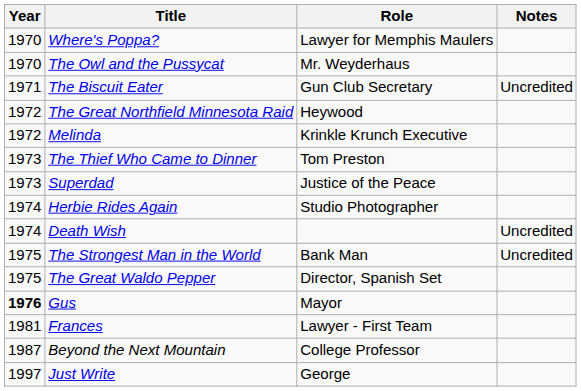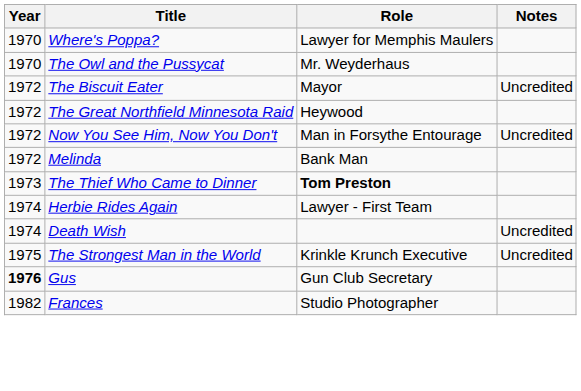(25, 87) 1971 -> (25, 87) 1972
(366, 87) Gun Club Secretary -> (321, 87) Mayor
+ row: (163, 135)
(384, 135) Krinkle Krunch Executive -> (334, 159) Bank Man
(342, 159) normal -> (346, 183) bold
- row: (81, 183)
(369, 207) Studio Photographer -> (366, 207) Lawyer - First Team
(334, 254) Bank Man -> (384, 254) Krinkle Krunch Executive
- row: (132, 278)
(321, 302) Mayor -> (366, 278) Gun Club Secretary
(25, 326) 1981 -> (25, 302) 1982
(366, 326) Lawyer - First Team -> (369, 302) Studio Photographer
- row: (137, 350)
- row: (82, 374)
